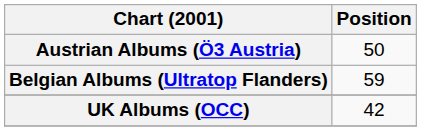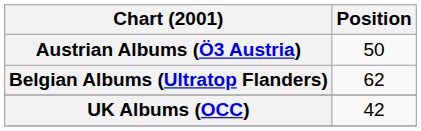(374, 79) 59 -> (374, 79) 62
